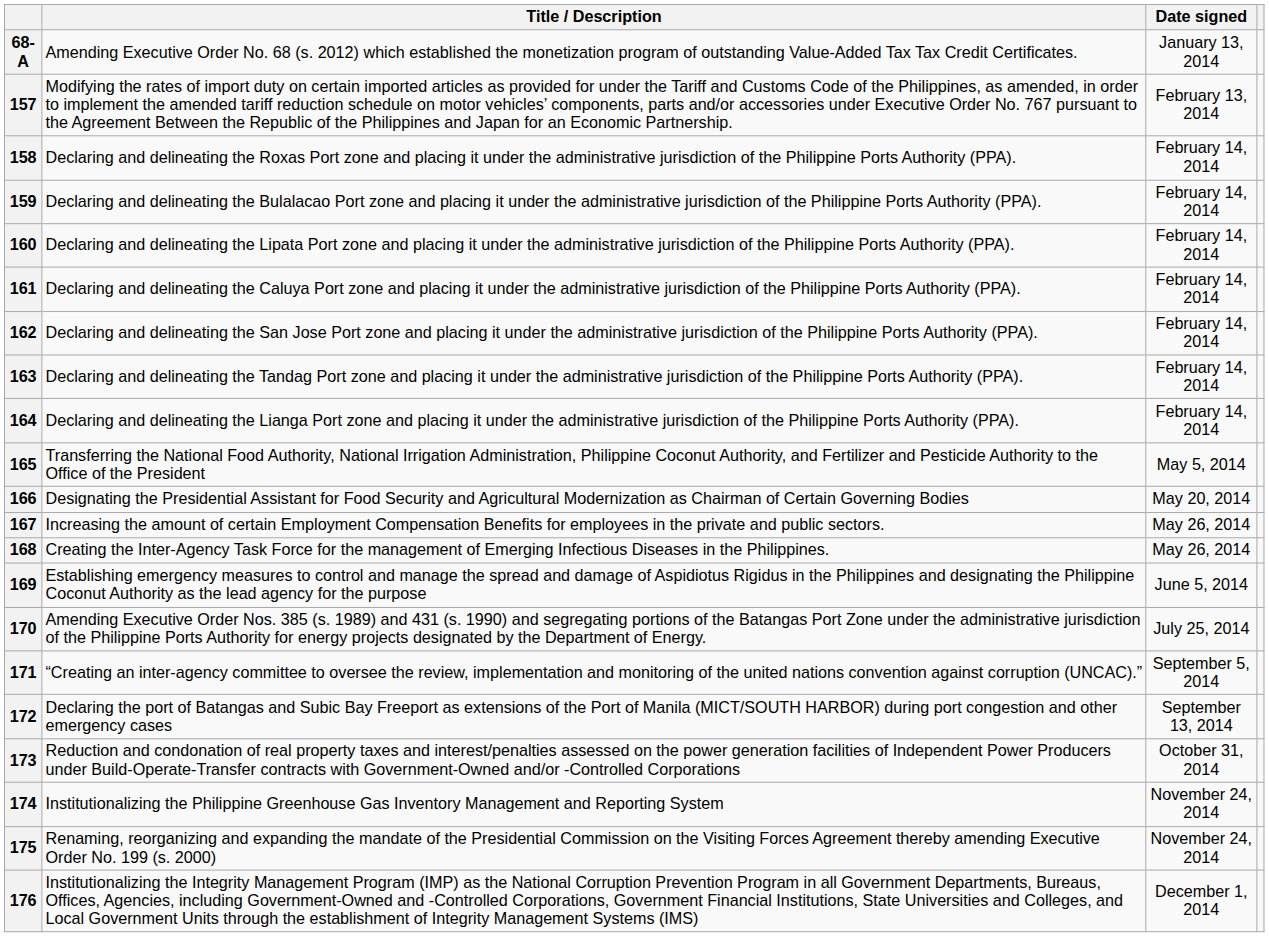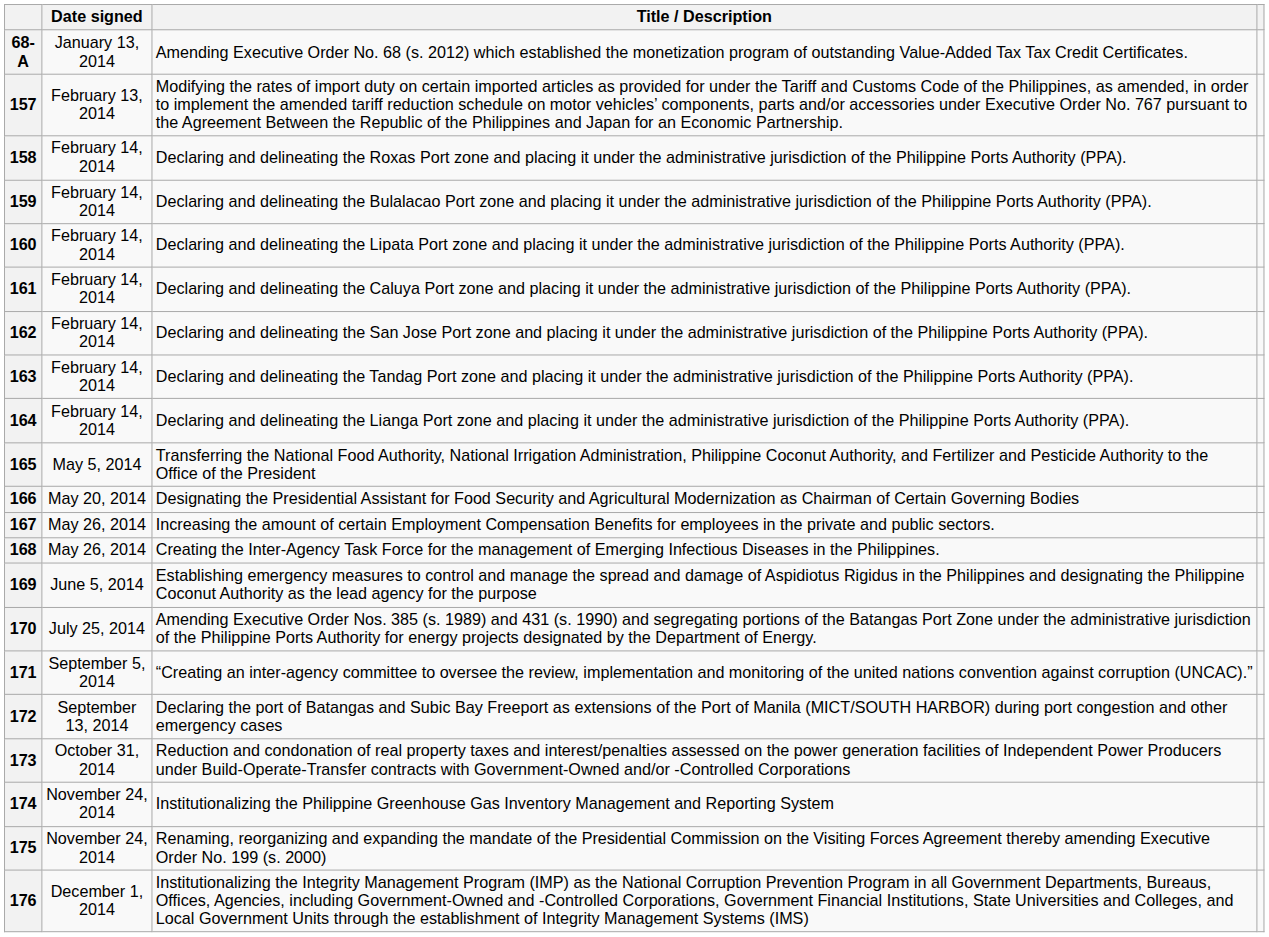columns swapped: (594, 17) <-> (1201, 17)
